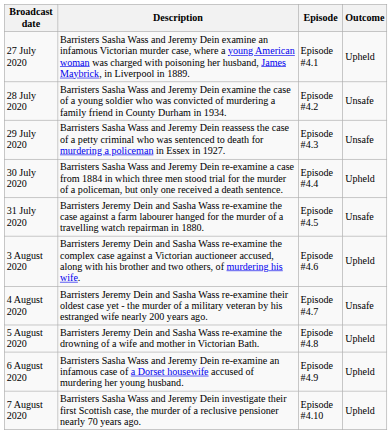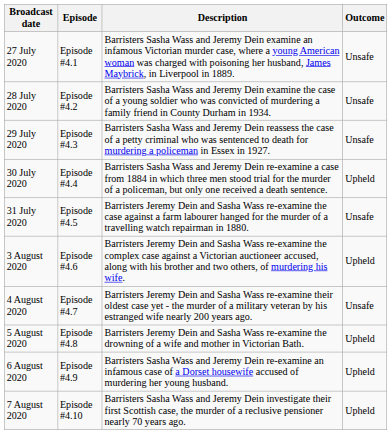columns swapped: (321, 18) <-> (178, 18)
(360, 56) Upheld -> (359, 56) Unsafe
